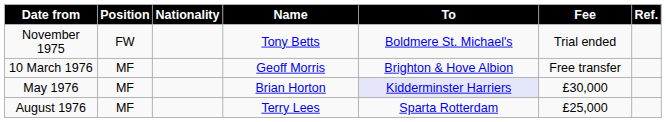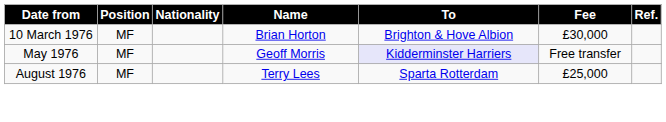- row: (51, 41)
(291, 68) Geoff Morris -> (291, 35) Brian Horton
(585, 68) Free transfer -> (585, 35) £30,000
(291, 88) Brian Horton -> (291, 54) Geoff Morris
(585, 88) £30,000 -> (585, 54) Free transfer
